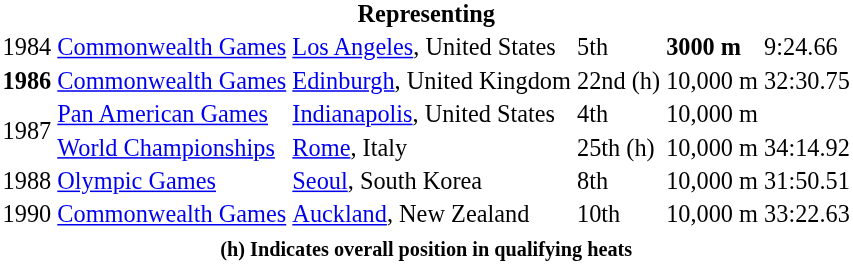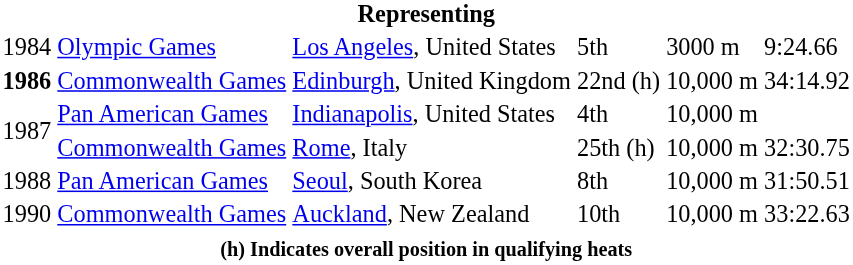(172, 47) Commonwealth Games -> (137, 47) Olympic Games
(704, 47) bold -> (703, 47) normal
(807, 80) 32:30.75 -> (807, 80) 34:14.92
(166, 147) World Championships -> (172, 147) Commonwealth Games
(807, 147) 34:14.92 -> (807, 147) 32:30.75
(137, 181) Olympic Games -> (163, 181) Pan American Games
